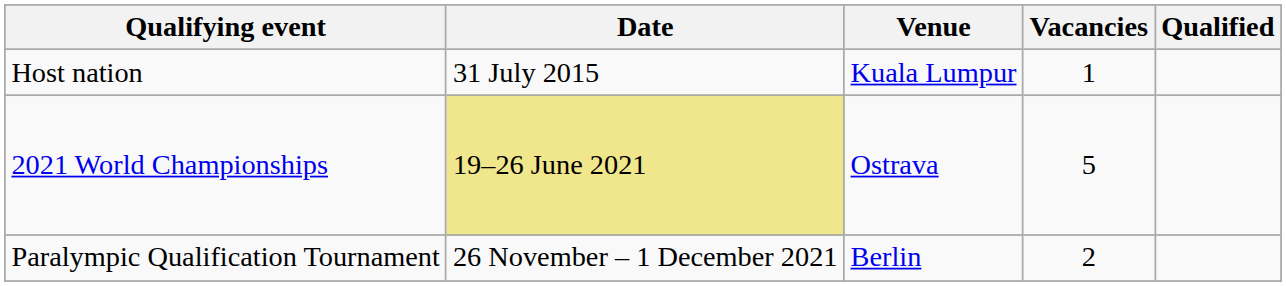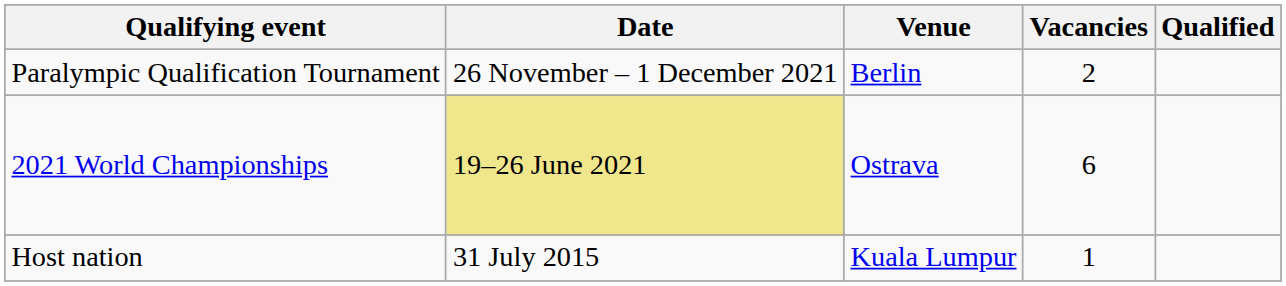rows swapped: (77, 71) <-> (226, 257)
(1089, 164) 5 -> (1089, 164) 6
